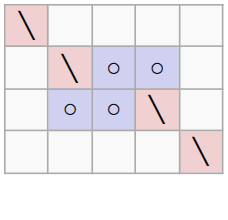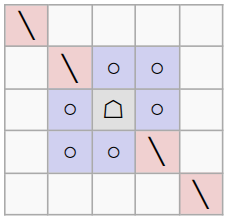+ row: (70, 109)
